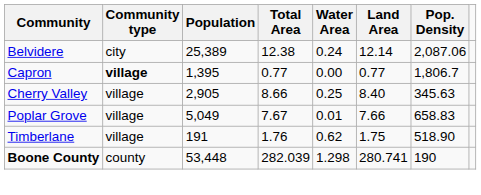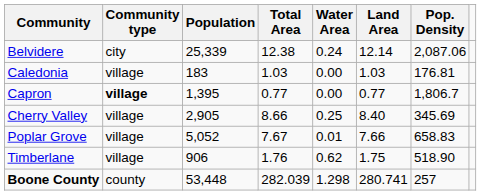(206, 51) 25,389 -> (206, 51) 25,339
+ row: (38, 72)
(434, 94) 345.63 -> (434, 115) 345.69
(202, 115) 5,049 -> (202, 136) 5,052
(197, 136) 191 -> (197, 158) 906
(425, 158) 190 -> (425, 179) 257
